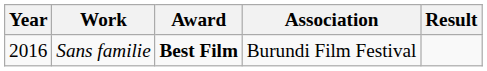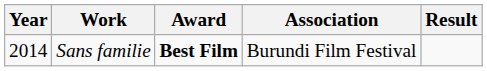(28, 50) 2016 -> (28, 50) 2014
